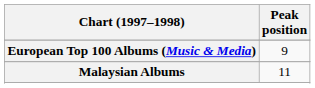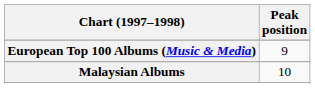(285, 72) 11 -> (285, 72) 10
